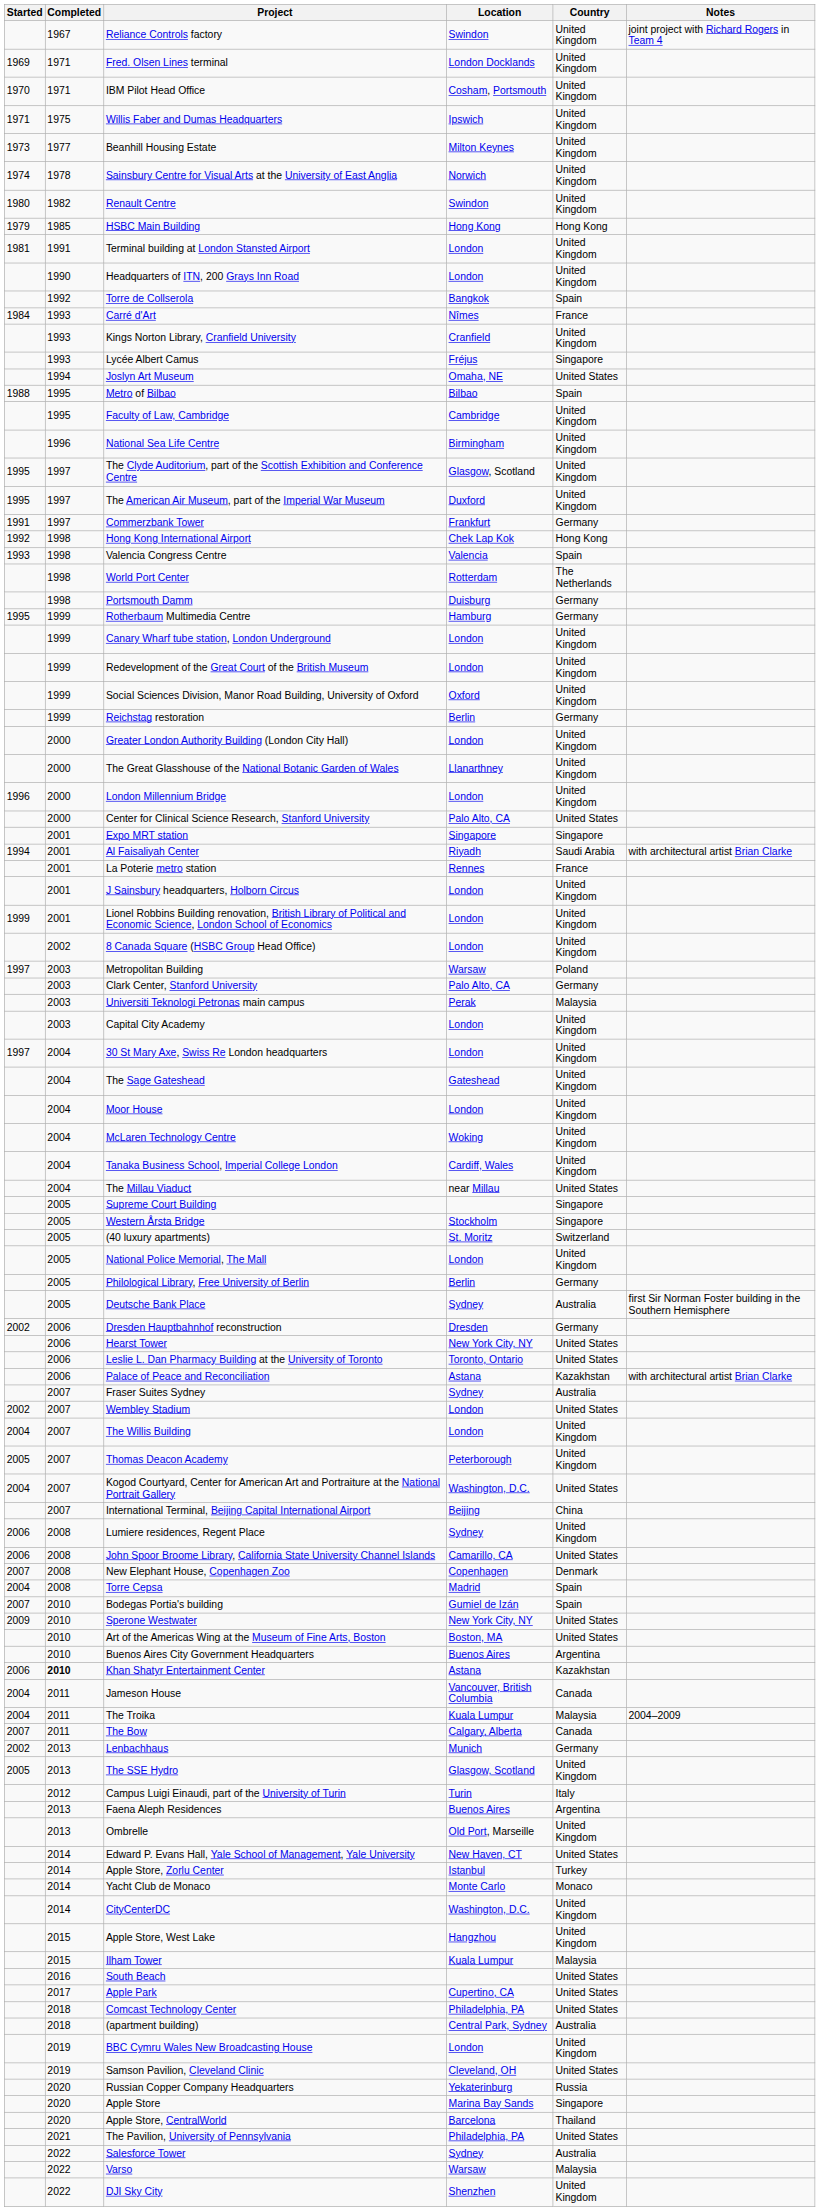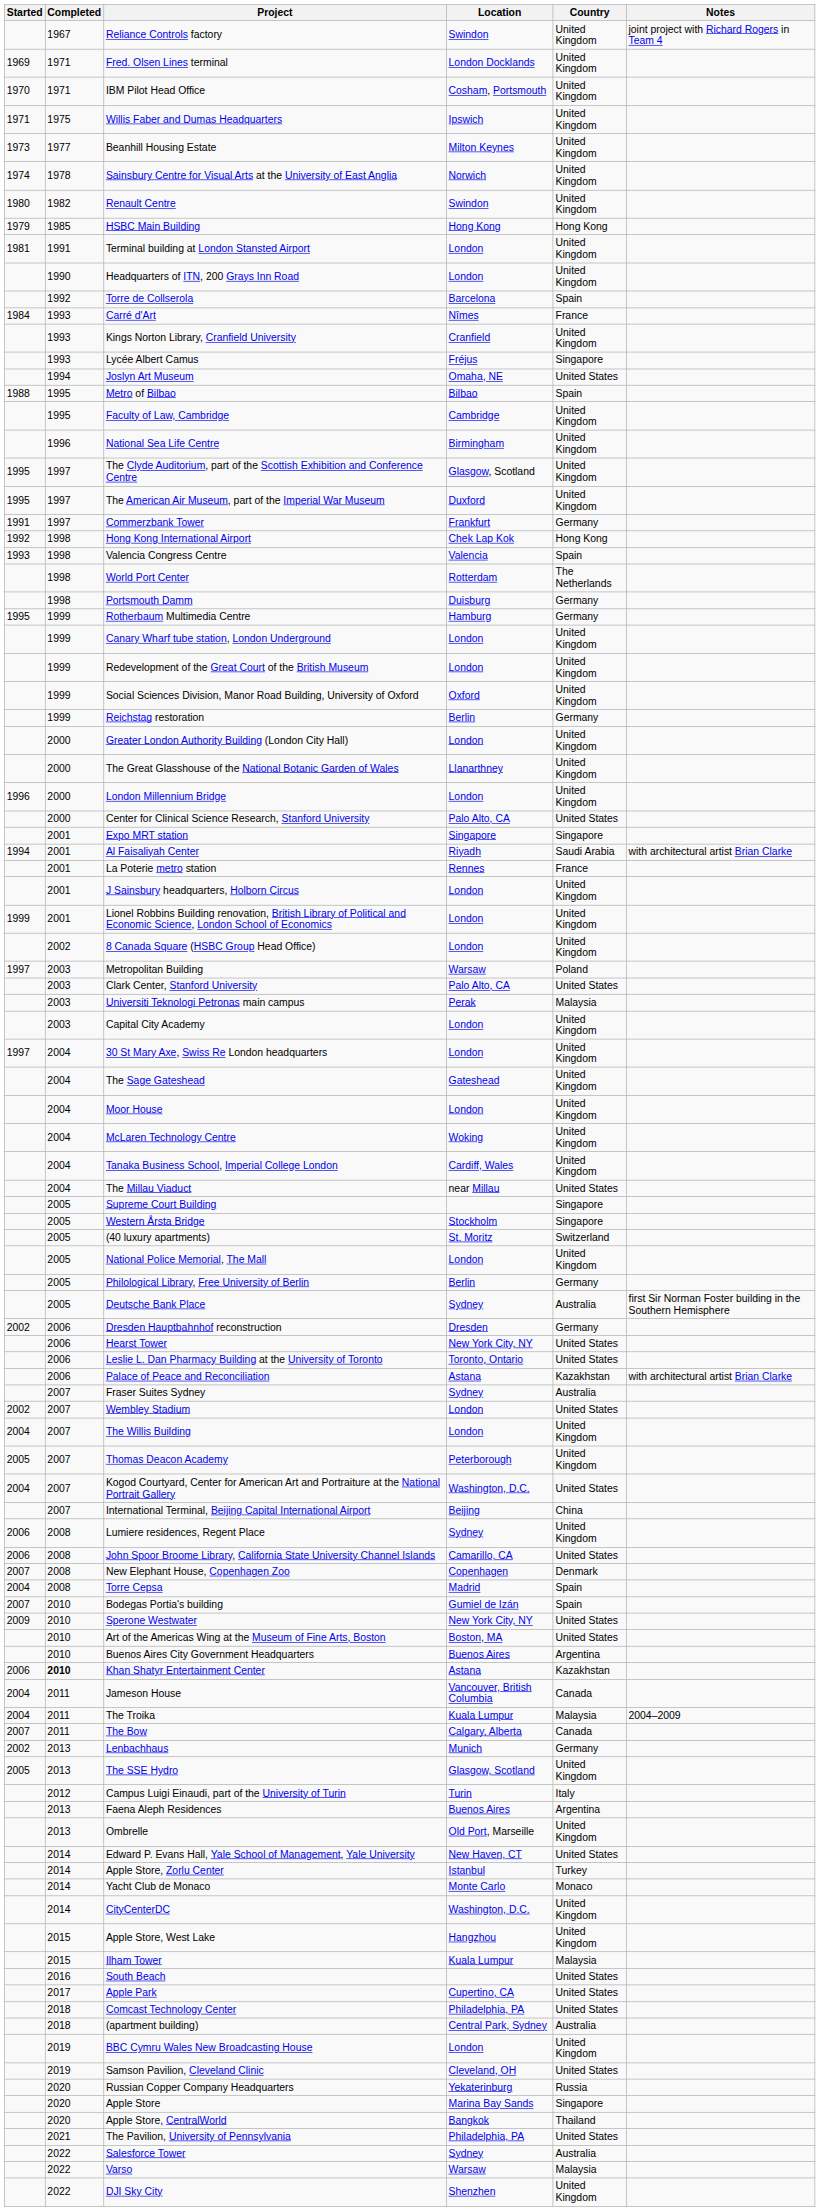(469, 299) Bangkok -> (472, 299) Barcelona
(577, 986) Germany -> (587, 986) United States
(472, 2120) Barcelona -> (469, 2120) Bangkok
